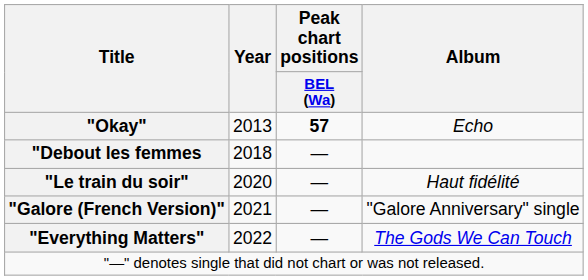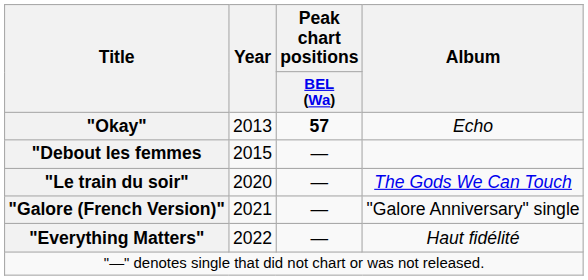(253, 153) 2018 -> (253, 153) 2015
(473, 181) Haut fidélité -> (473, 181) The Gods We Can Touch
(473, 237) The Gods We Can Touch -> (473, 237) Haut fidélité
